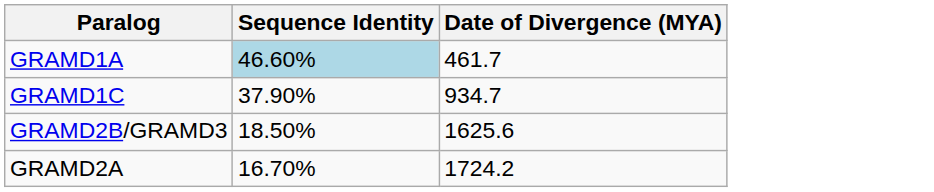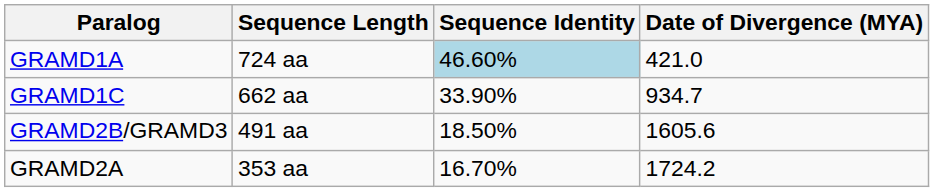+ column: (333, 22)
(473, 58) 461.7 -> (674, 58) 421.0
(277, 95) 37.90% -> (478, 95) 33.90%
(479, 131) 1625.6 -> (681, 131) 1605.6
